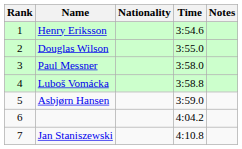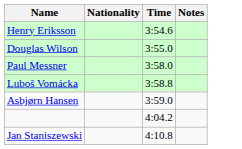- column: (20, 13)
